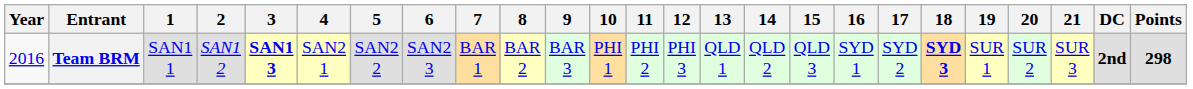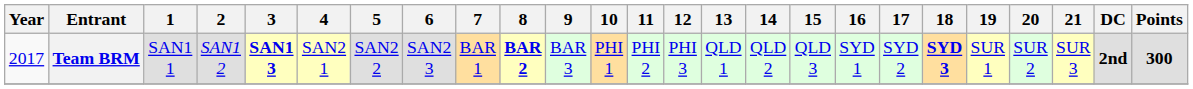(27, 58) 2016 -> (27, 58) 2017
(522, 58) normal -> (523, 58) bold
(1158, 58) 298 -> (1159, 58) 300
